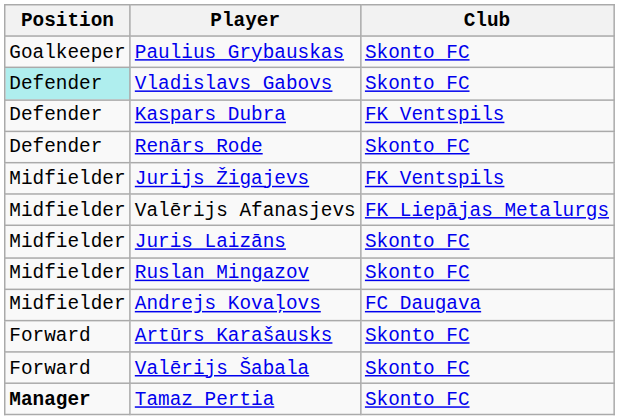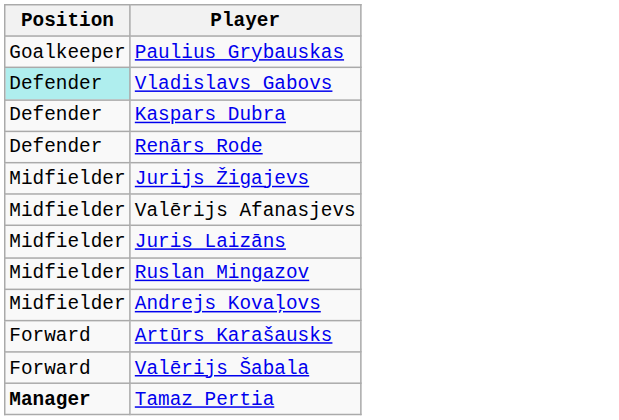- column: (487, 21)
